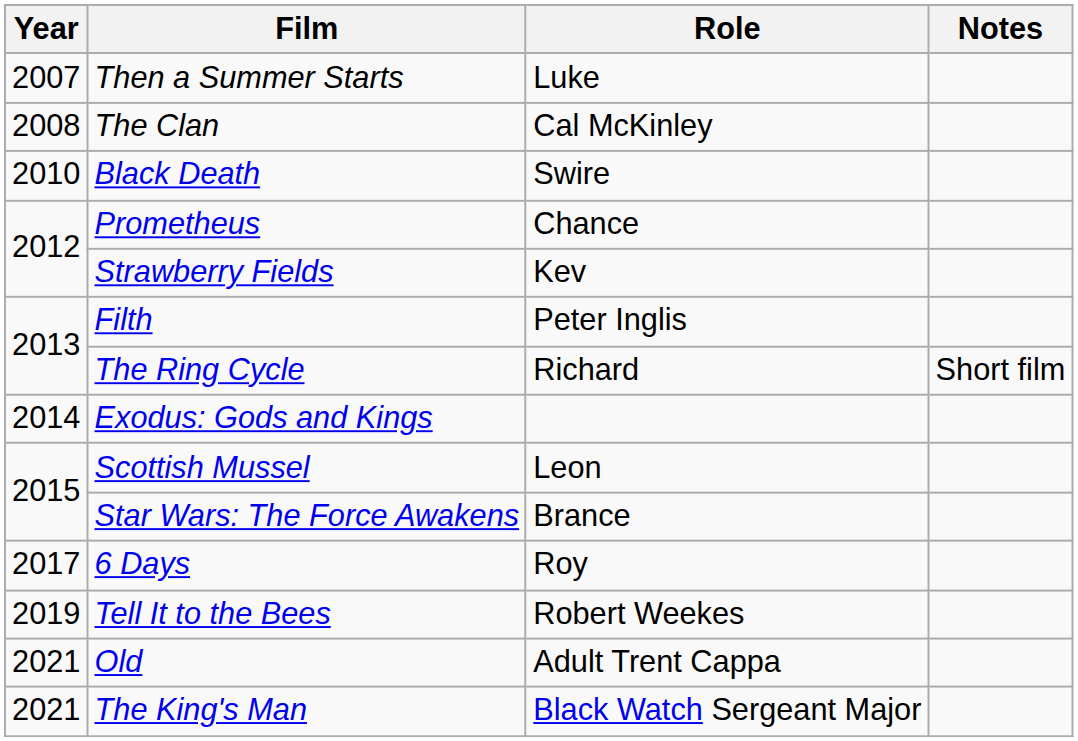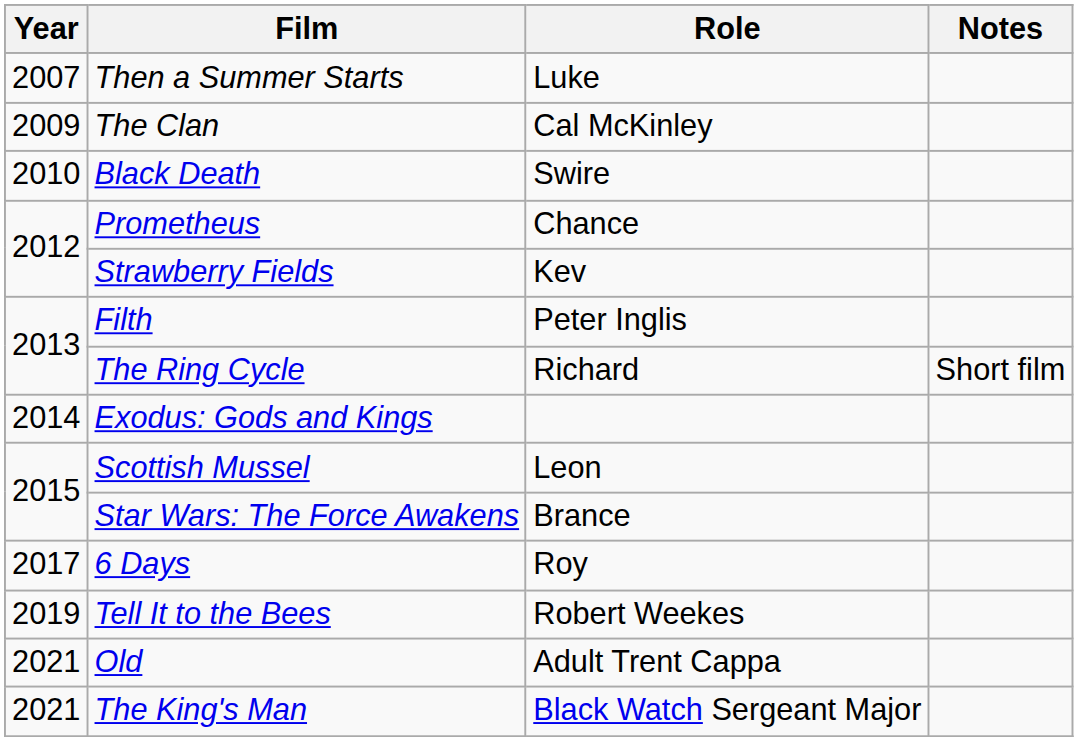(46, 126) 2008 -> (46, 126) 2009
